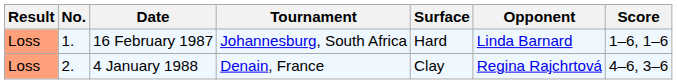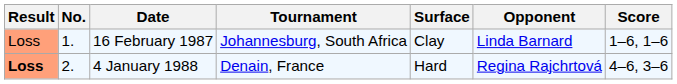(431, 41) Hard -> (429, 41) Clay
(24, 65) normal -> (26, 65) bold
(429, 65) Clay -> (431, 65) Hard
